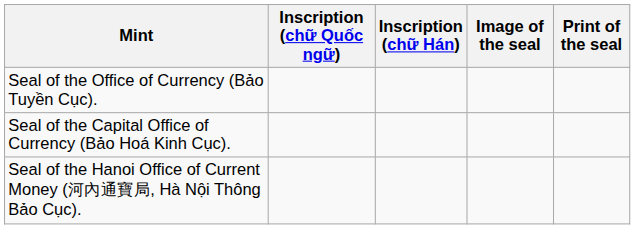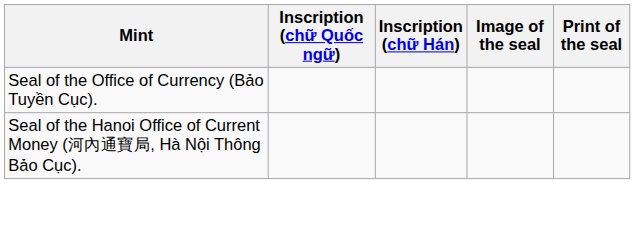- row: (120, 134)
